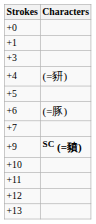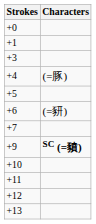(55, 76) (=豜) -> (55, 76) (=豚)
(55, 111) (=豚) -> (55, 111) (=豜)
